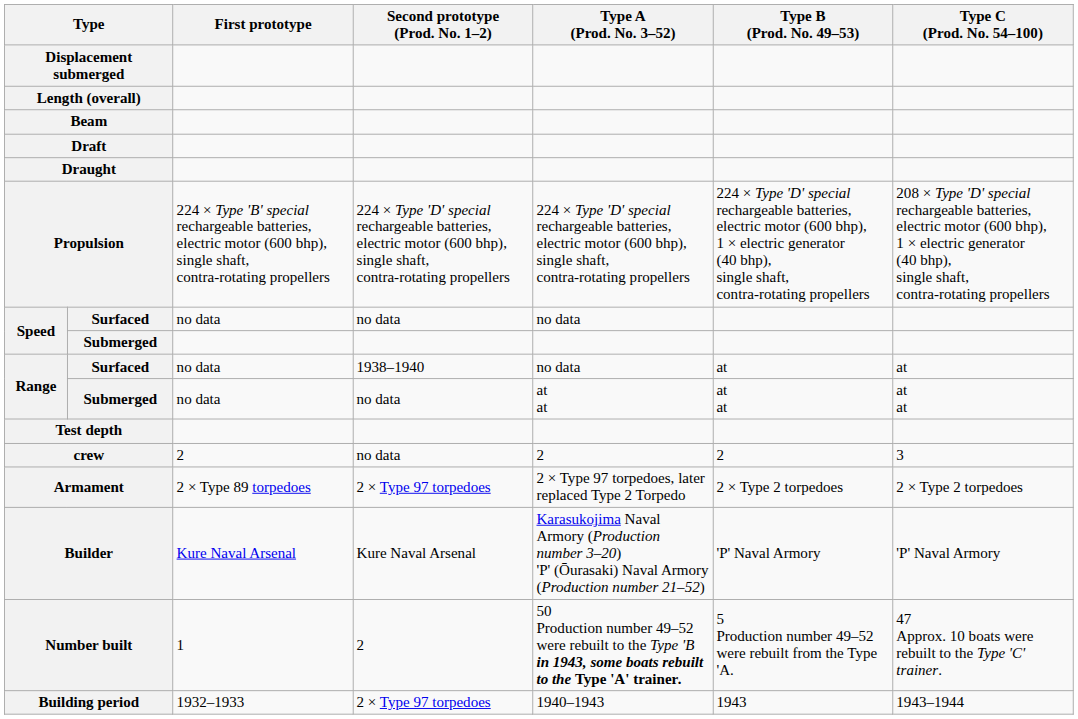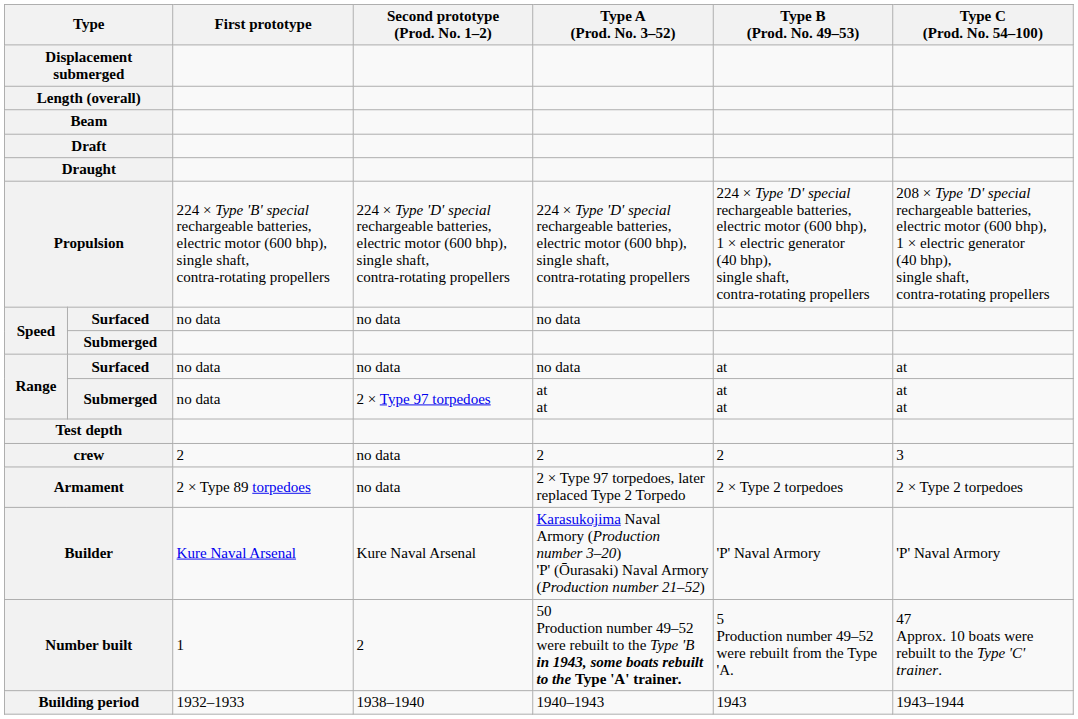(390, 366) 1938–1940 -> (378, 366) no data
(378, 398) no data -> (424, 398) 2 × Type 97 torpedoes
(424, 487) 2 × Type 97 torpedoes -> (378, 487) no data
(424, 702) 2 × Type 97 torpedoes -> (390, 702) 1938–1940
